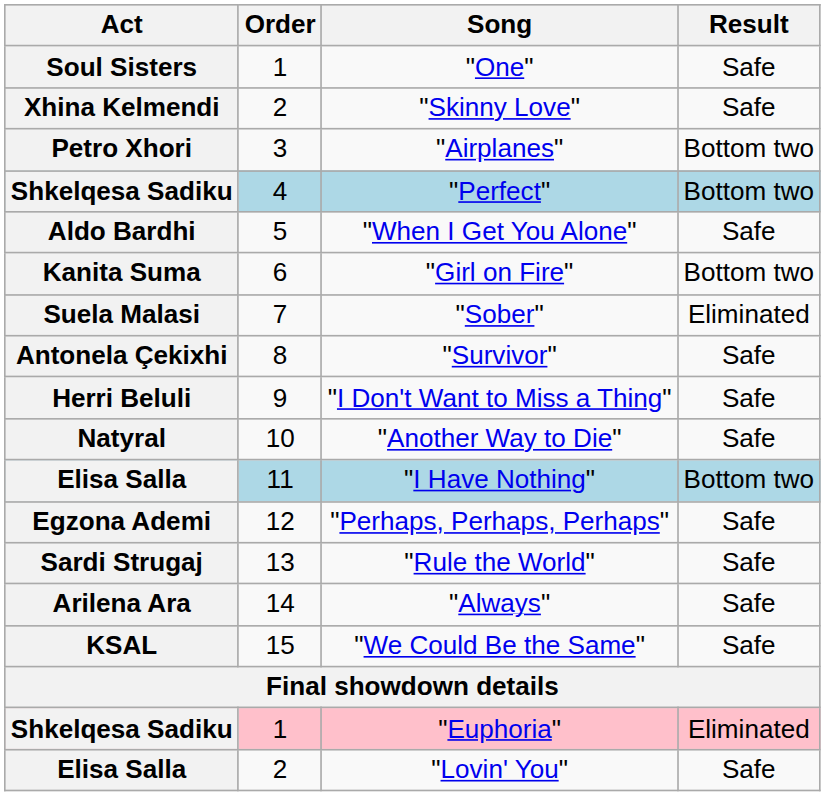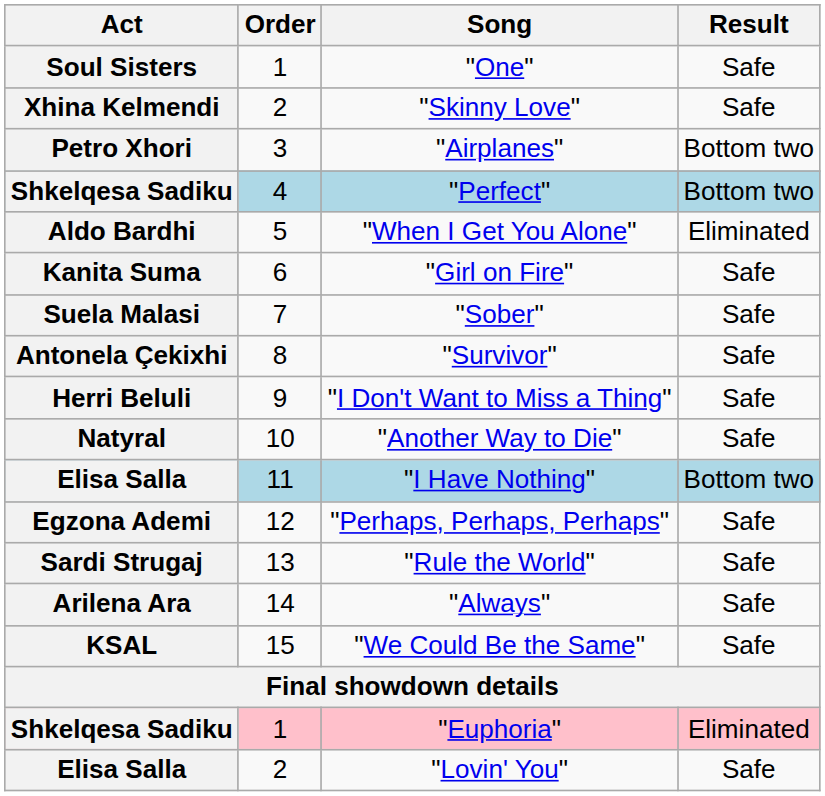(749, 231) Safe -> (749, 231) Eliminated
(749, 273) Bottom two -> (749, 273) Safe
(749, 314) Eliminated -> (749, 314) Safe
